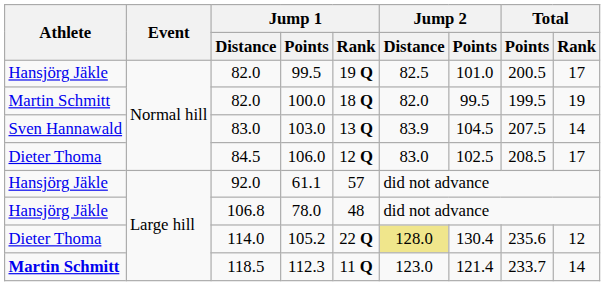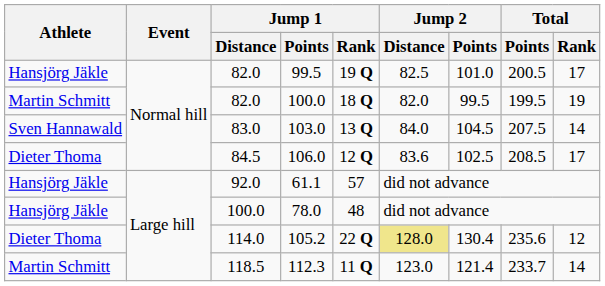(414, 128) 83.9 -> (414, 128) 84.0
(414, 156) 83.0 -> (414, 156) 83.6
(246, 211) 106.8 -> (246, 211) 100.0
(64, 266) bold -> (59, 266) normal
